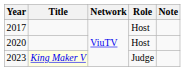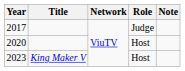(140, 27) Host -> (143, 27) Judge
(58, 58) lightyellow background -> (58, 58) no background
(143, 58) Judge -> (140, 58) Host
